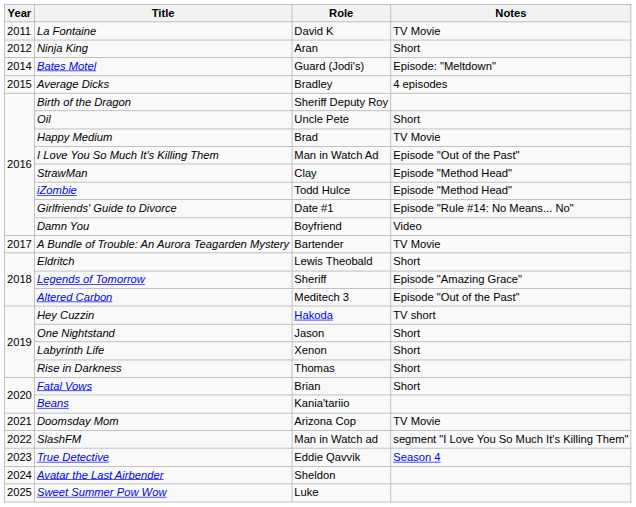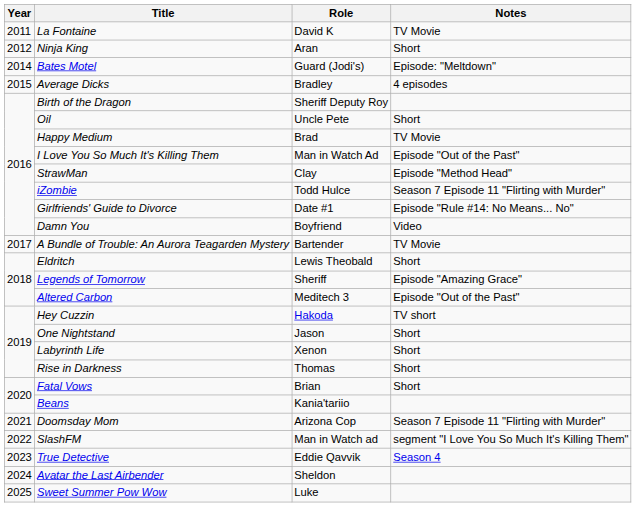(453, 191) Episode "Method Head" -> (499, 191) Season 7 Episode 11 "Flirting with Murder"
(417, 421) TV Movie -> (499, 421) Season 7 Episode 11 "Flirting with Murder"
